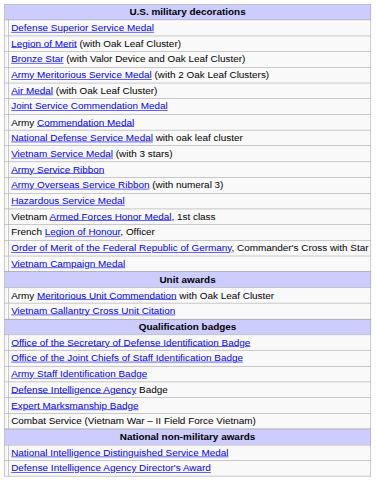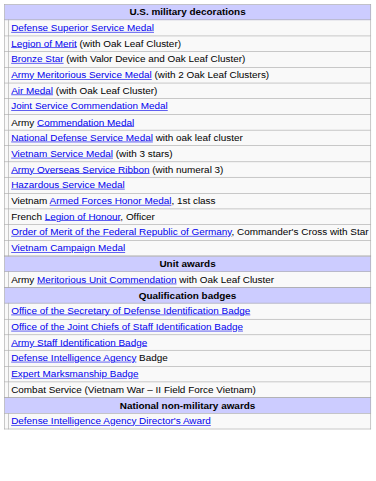- row: (58, 169)
- row: (93, 311)
- row: (120, 452)
